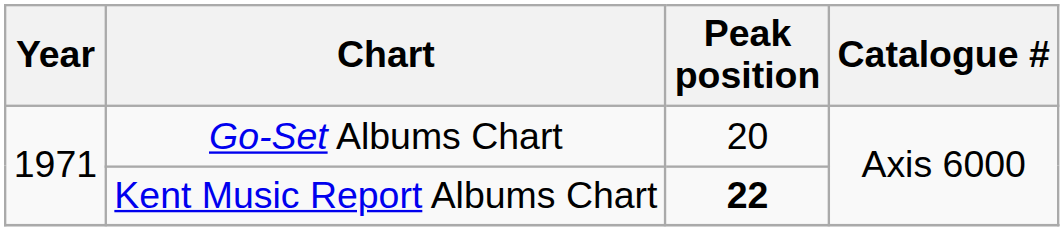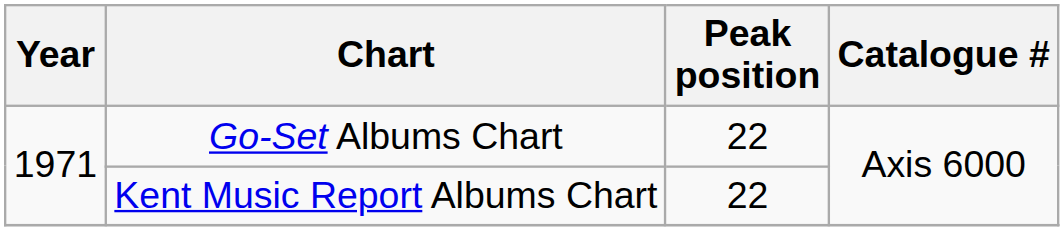(747, 135) 20 -> (747, 135) 22
(747, 195) bold -> (747, 195) normal
